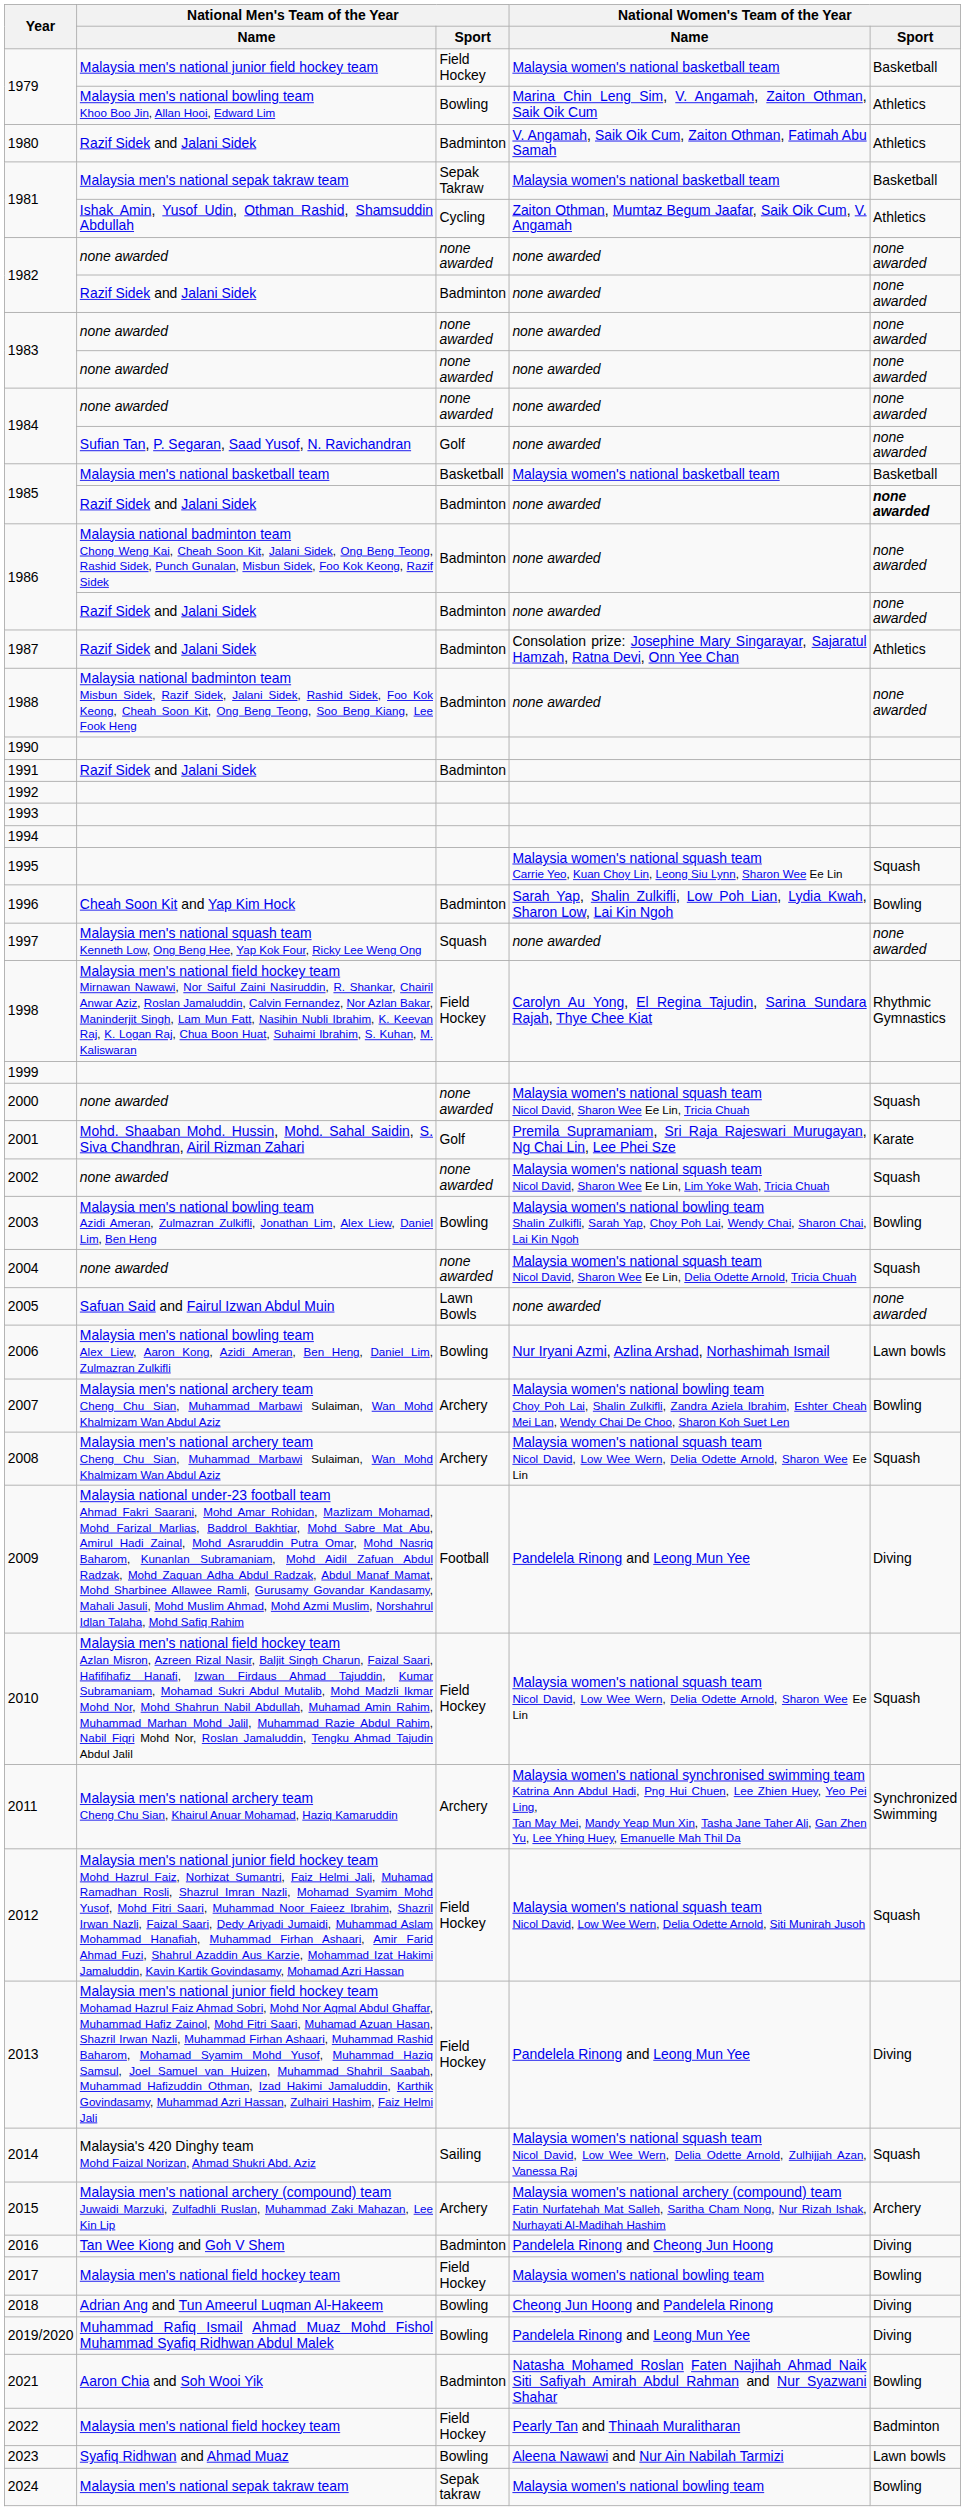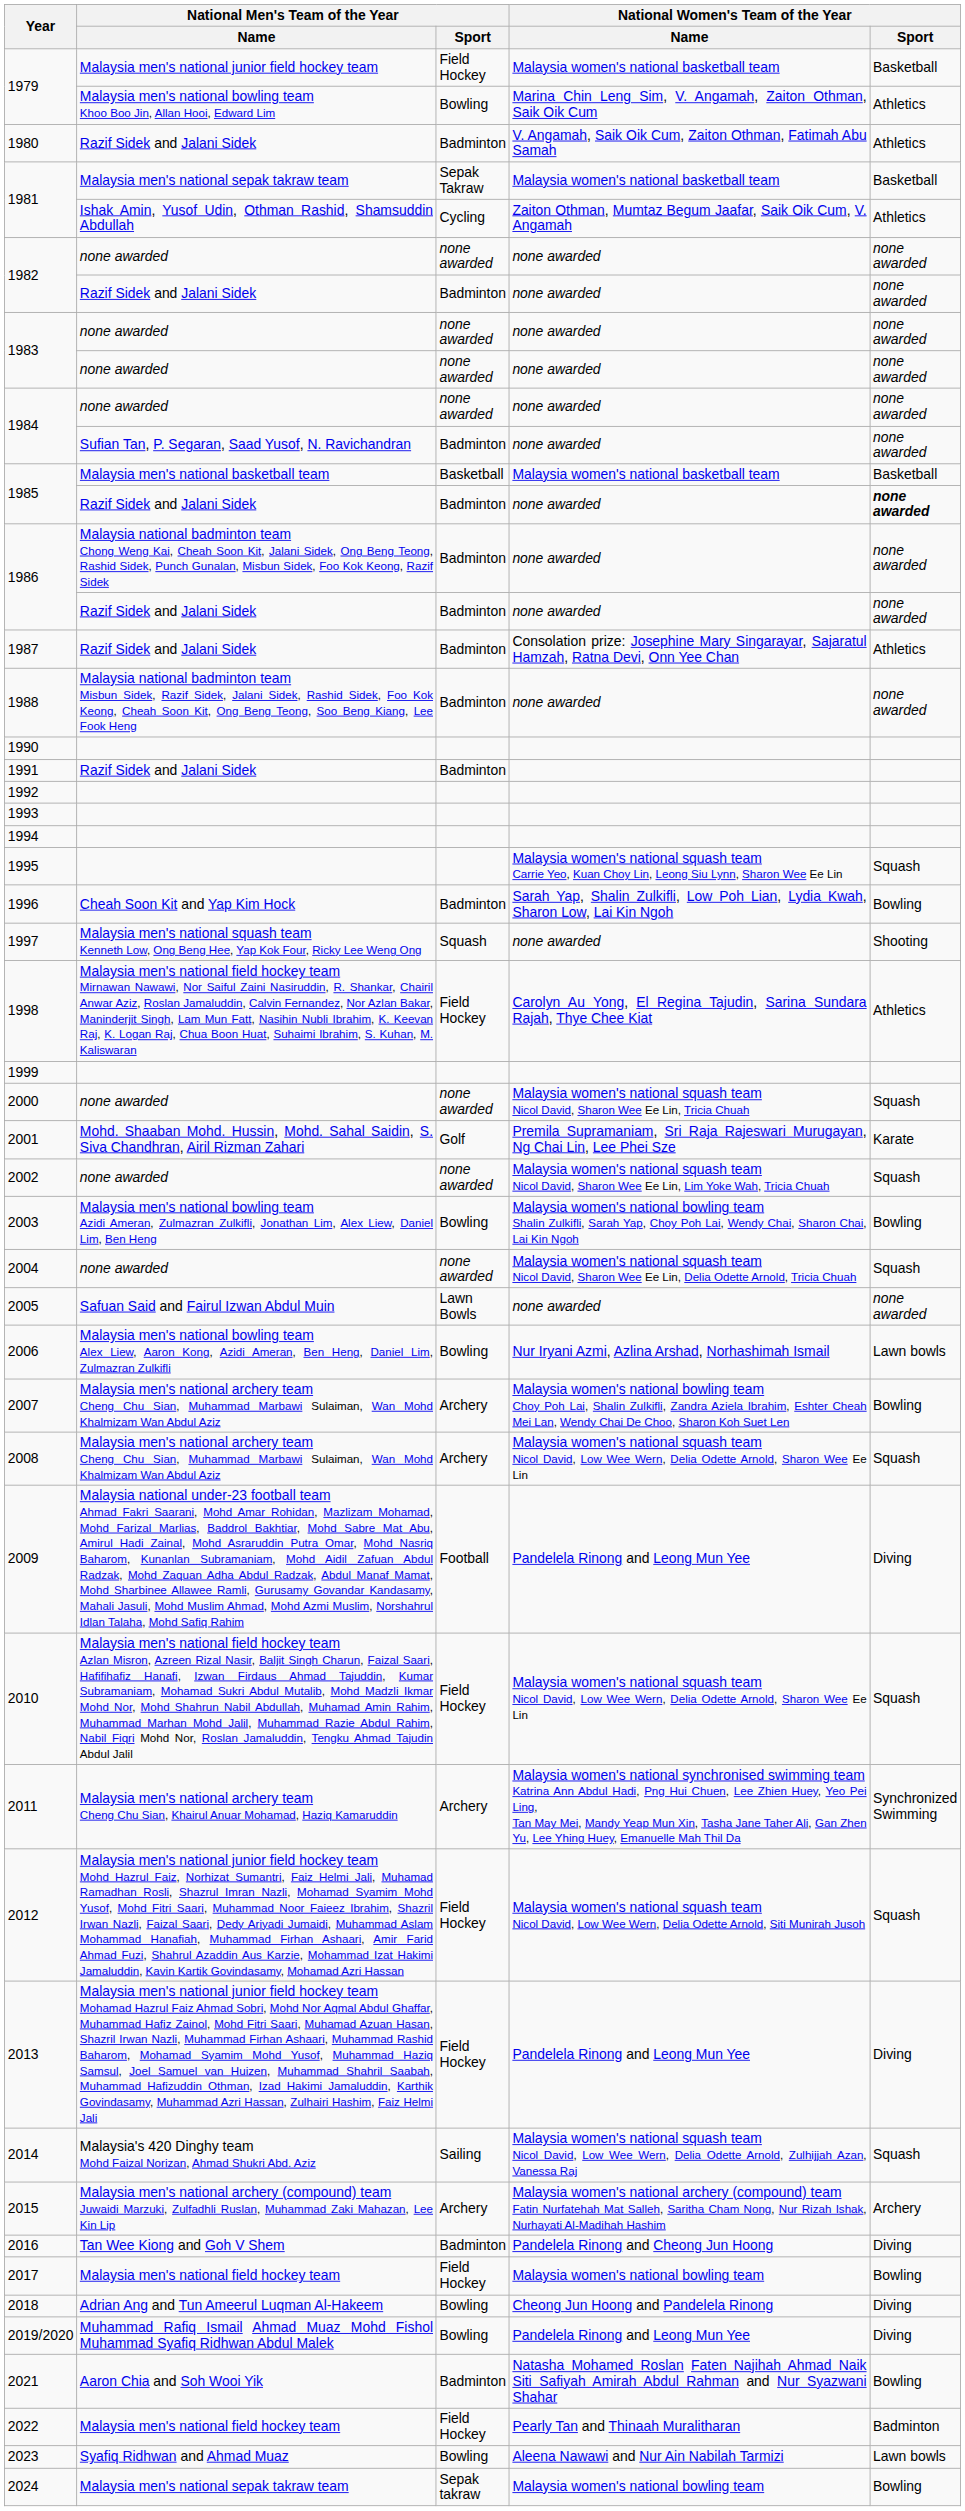(452, 444) Golf -> (473, 444) Badminton
(900, 941) none awarded -> (900, 941) Shooting
(909, 1010) Rhythmic Gymnastics -> (899, 1010) Athletics
